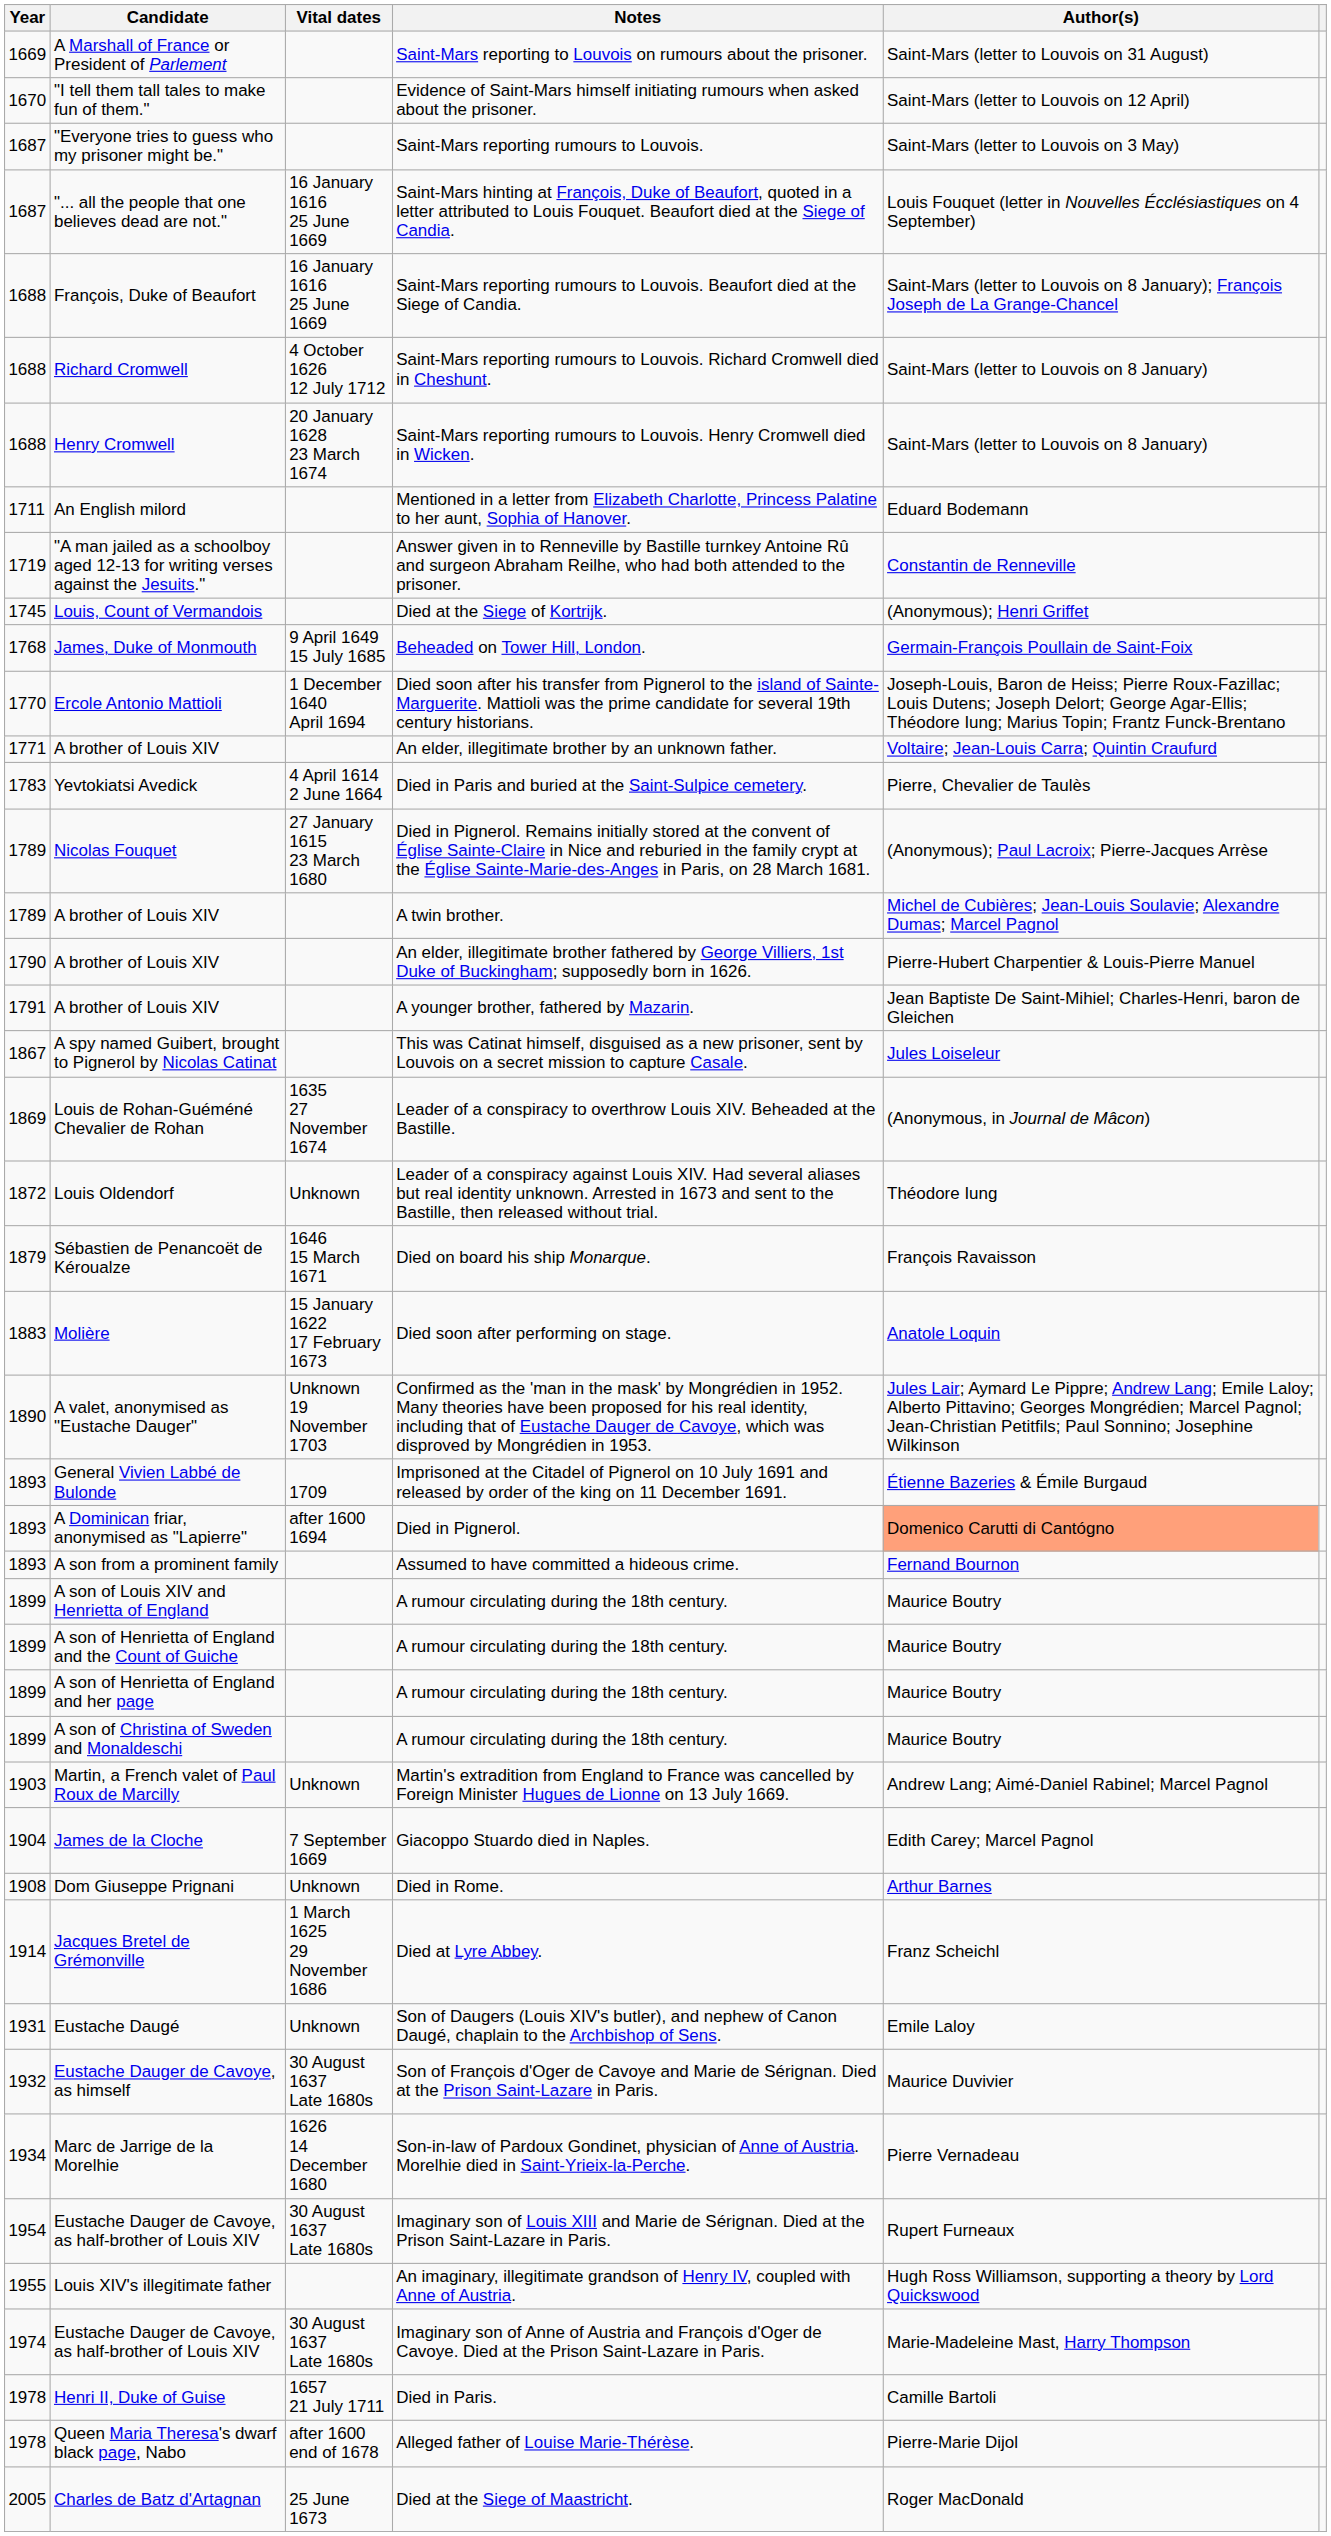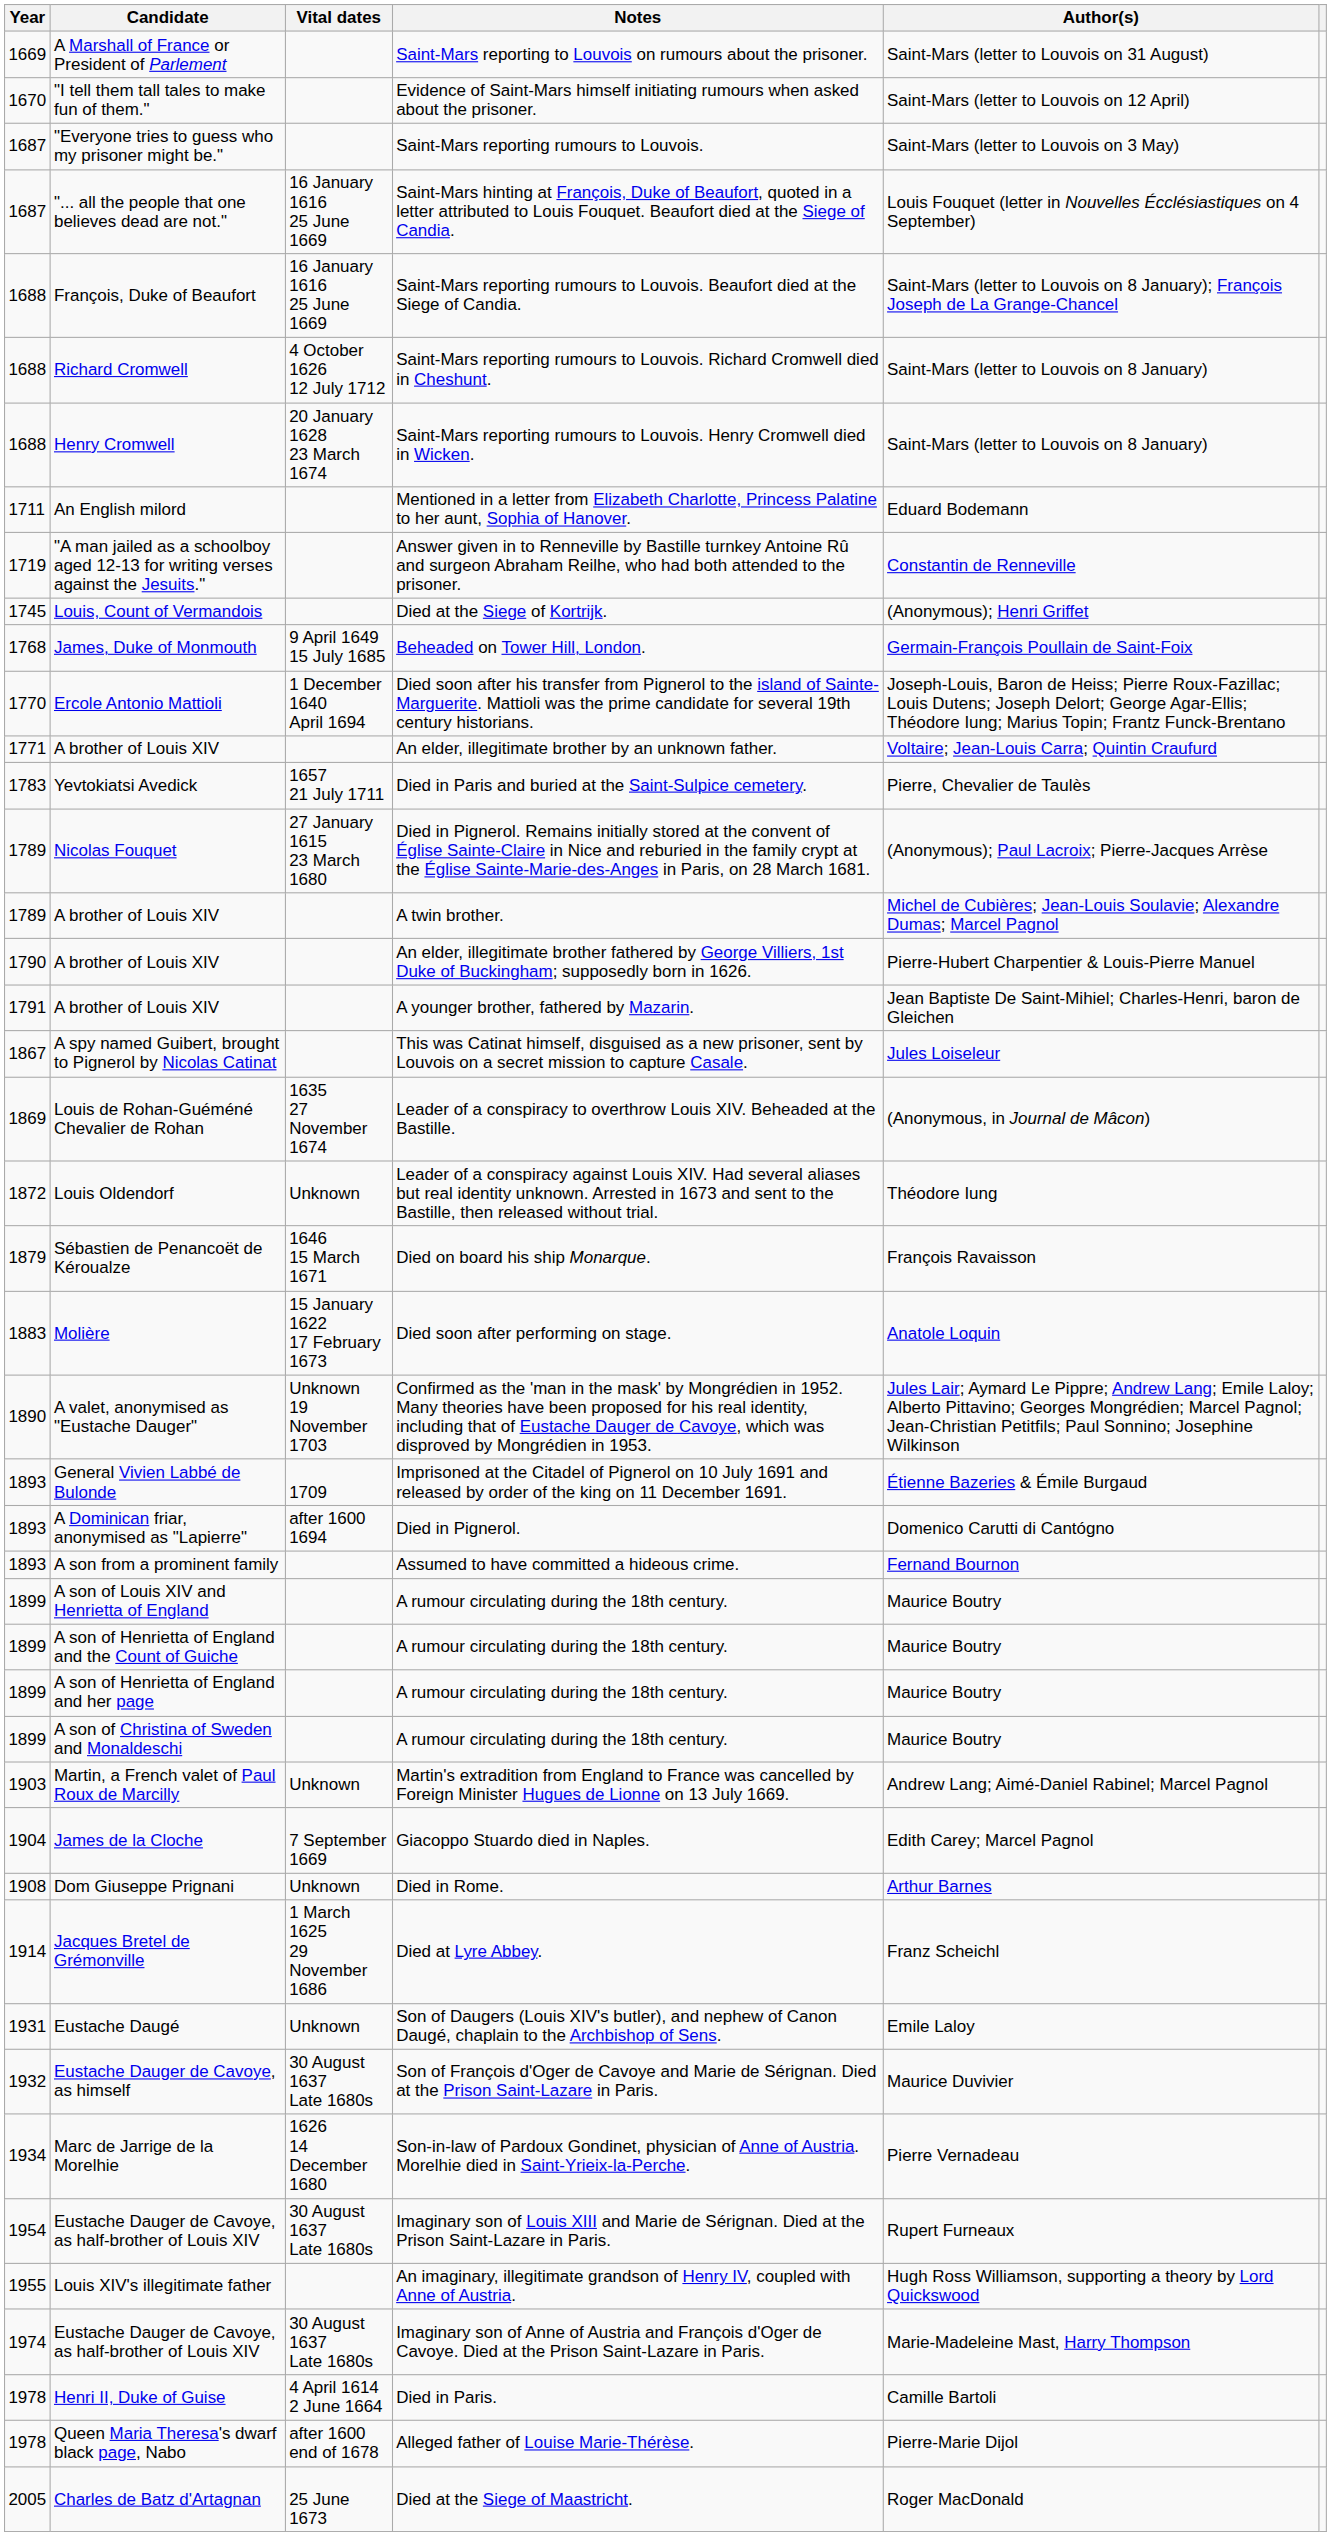(336, 785) 4 April 1614 2 June 1664 -> (337, 785) 1657 21 July 1711
(1001, 1528) lightsalmon background -> (1001, 1528) no background
(337, 2397) 1657 21 July 1711 -> (336, 2397) 4 April 1614 2 June 1664
